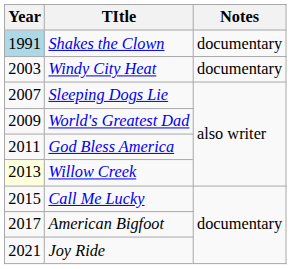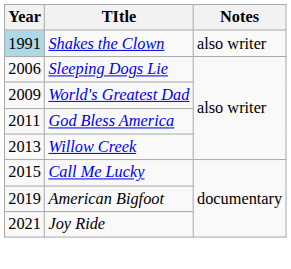(240, 43) documentary -> (232, 43) also writer
- row: (102, 69)
(25, 95) 2007 -> (25, 69) 2006
(25, 172) lightyellow background -> (25, 146) no background
(25, 224) 2017 -> (25, 198) 2019
